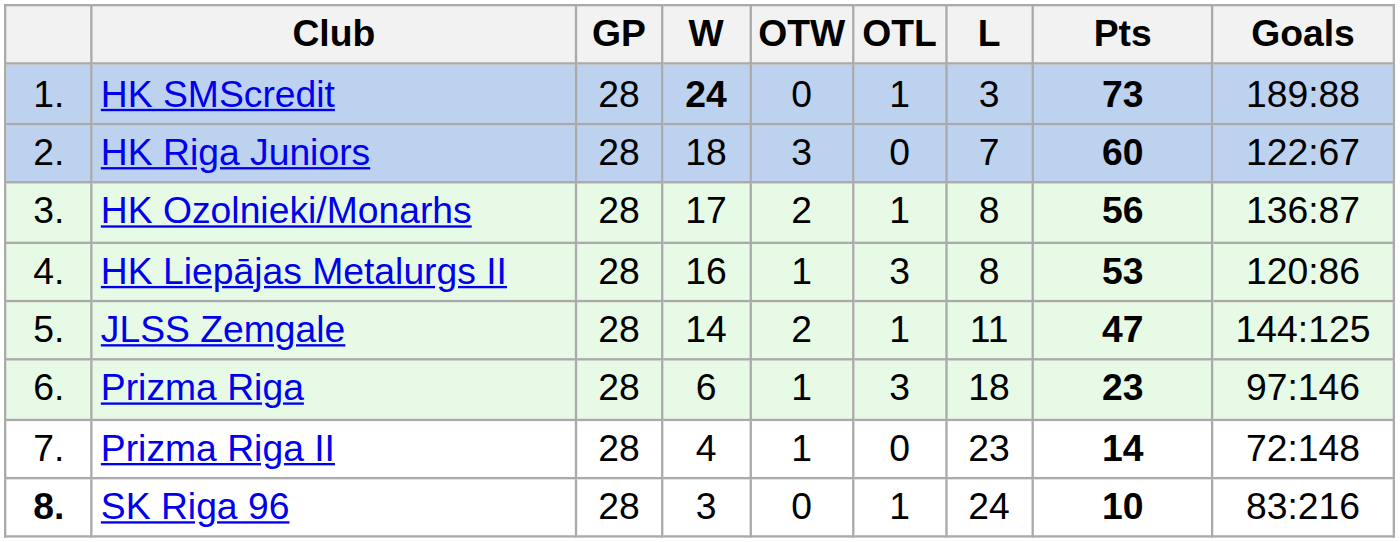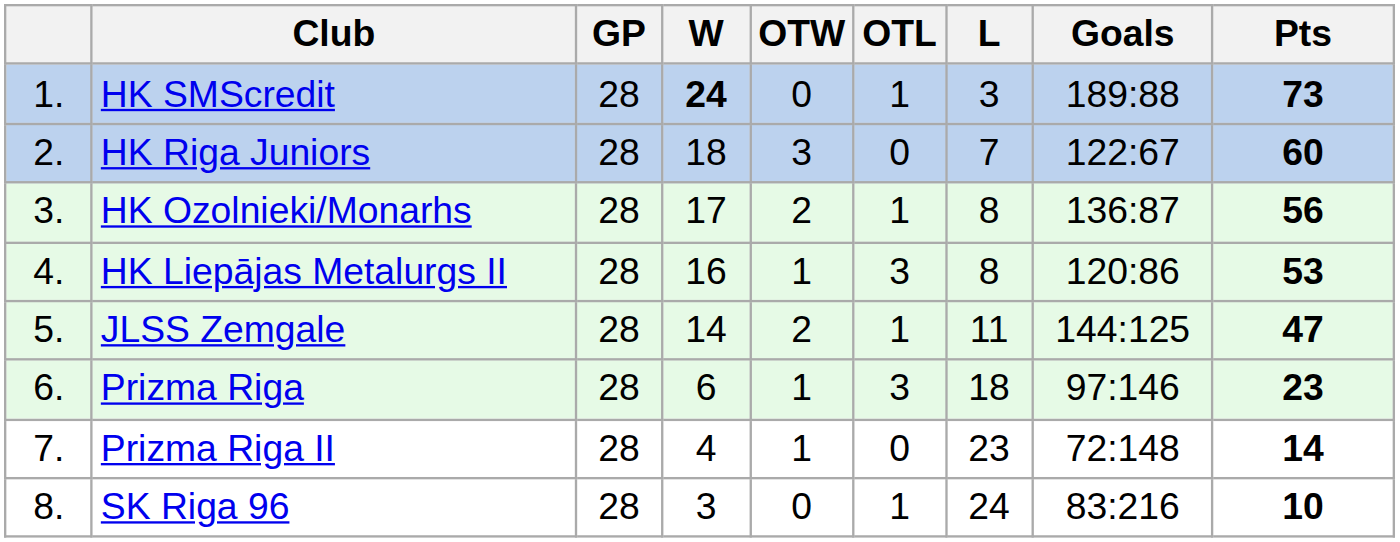columns swapped: (1303, 34) <-> (1123, 34)
(49, 507) bold -> (49, 507) normal
